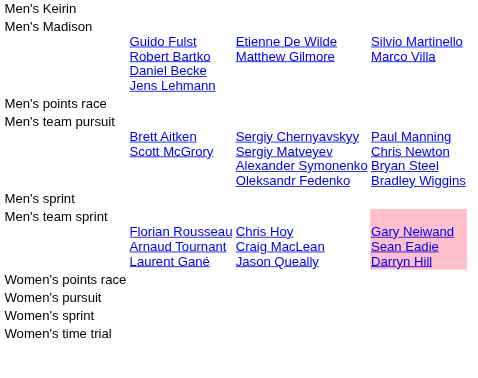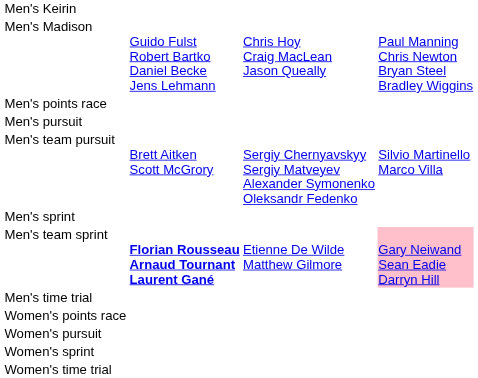(286, 49) Etienne De Wilde Matthew Gilmore -> (287, 56) Chris Hoy Craig MacLean Jason Queally
(417, 49) Silvio Martinello Marco Villa -> (426, 63) Paul Manning Chris Newton Bryan Steel Bradley Wiggins
+ row: (43, 122)
(418, 158) Paul Manning Chris Newton Bryan Steel Bradley Wiggins -> (424, 162) Silvio Martinello Marco Villa
(181, 246) normal -> (185, 264) bold
(280, 246) Chris Hoy Craig MacLean Jason Queally -> (294, 257) Etienne De Wilde Matthew Gilmore
+ row: (48, 297)
